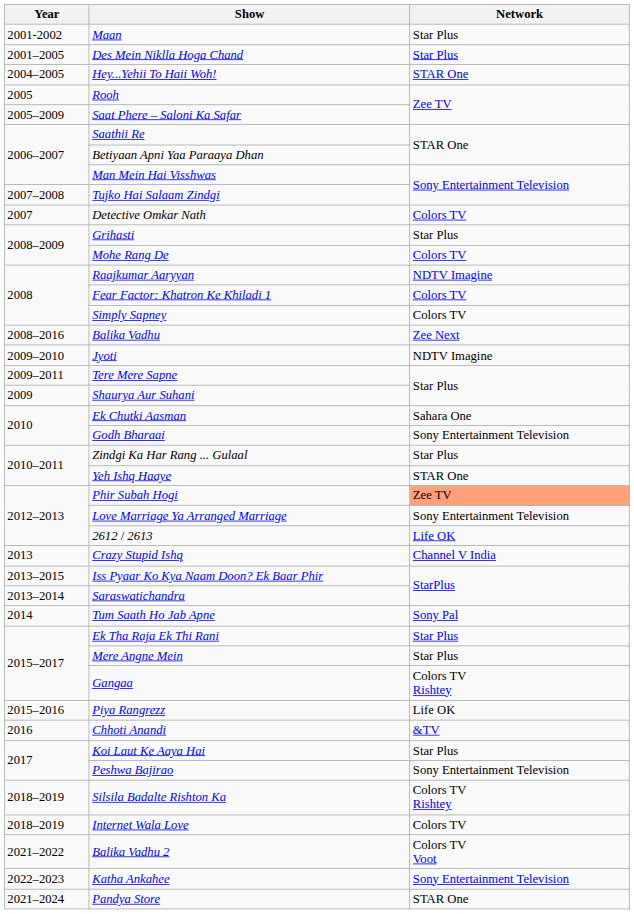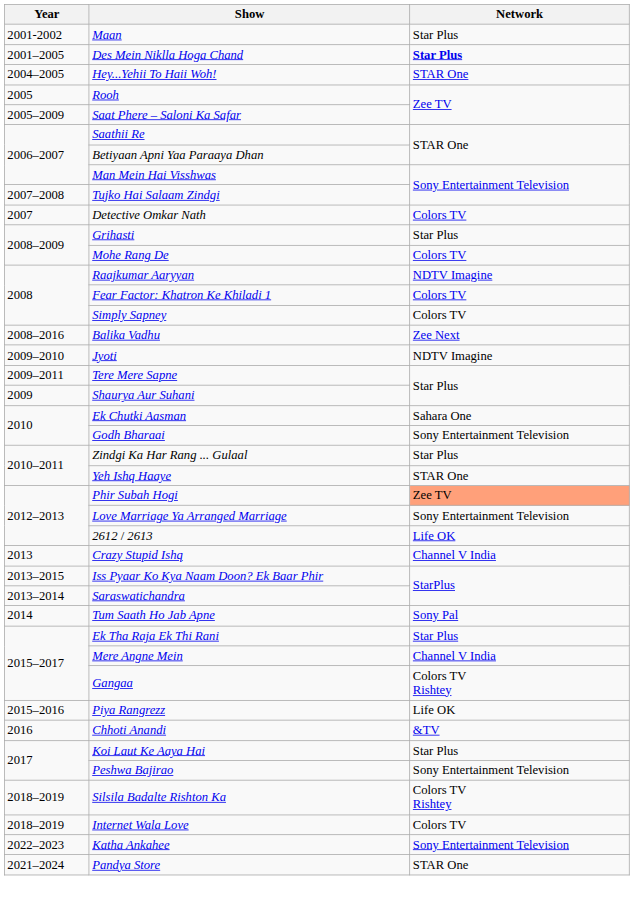(436, 54) normal -> (438, 54) bold
(436, 656) Star Plus -> (454, 656) Channel V India
- row: (131, 851)
